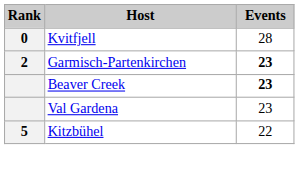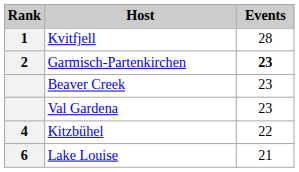(24, 39) 0 -> (24, 39) 1
(265, 85) bold -> (265, 85) normal
(24, 131) 5 -> (24, 131) 4
+ row: (83, 154)
